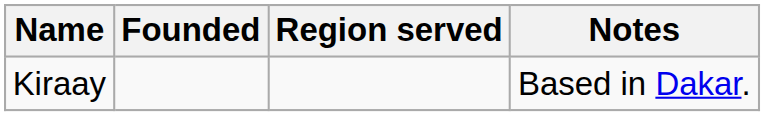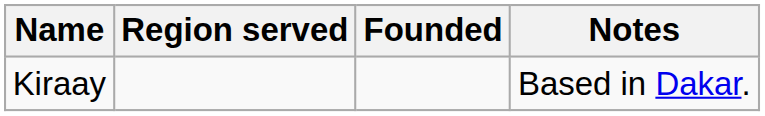columns swapped: (191, 30) <-> (389, 30)
